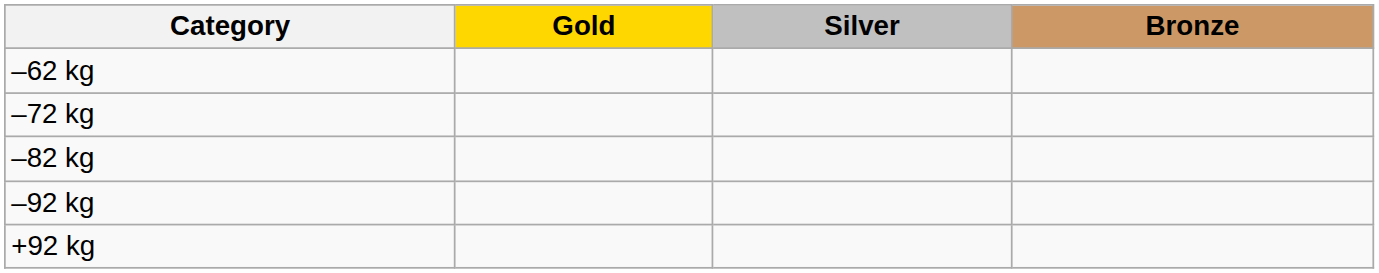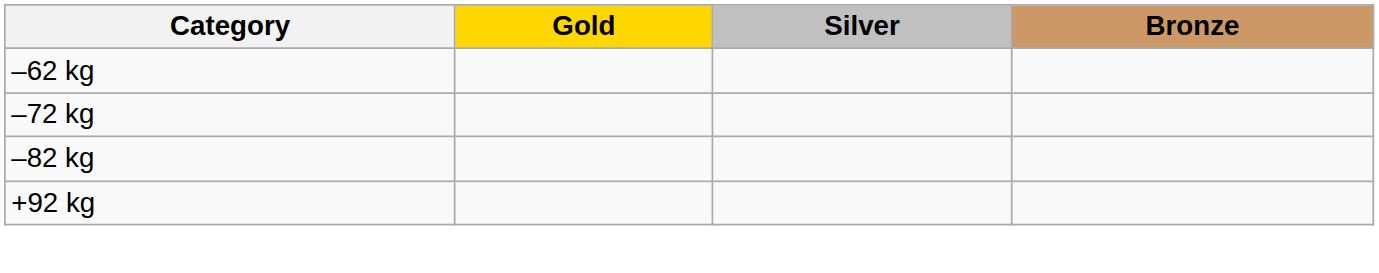- row: (53, 202)
